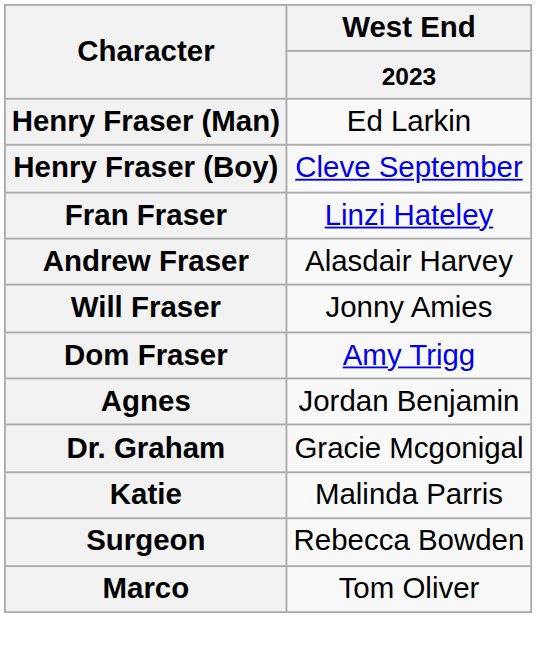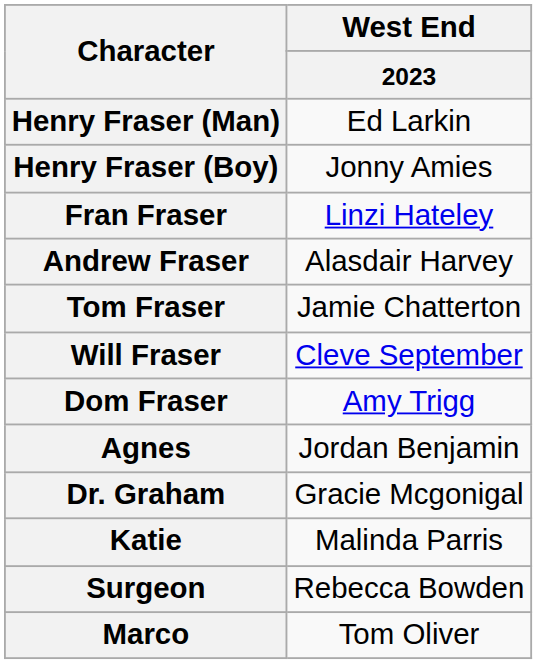(409, 167) Cleve September -> (409, 167) Jonny Amies
+ row: (146, 307)
(409, 307) Jonny Amies -> (409, 354) Cleve September
